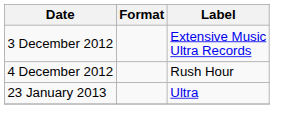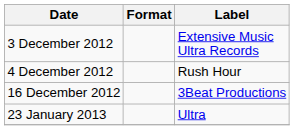+ row: (64, 93)
